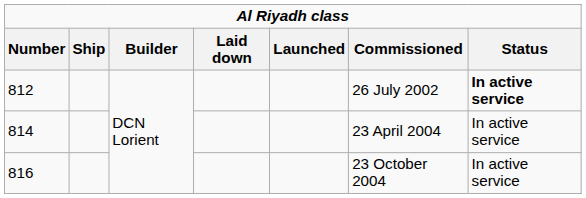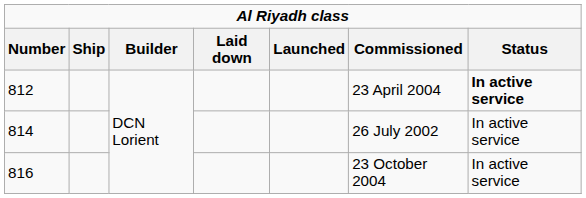(395, 90) 26 July 2002 -> (397, 90) 23 April 2004
(397, 131) 23 April 2004 -> (395, 131) 26 July 2002
